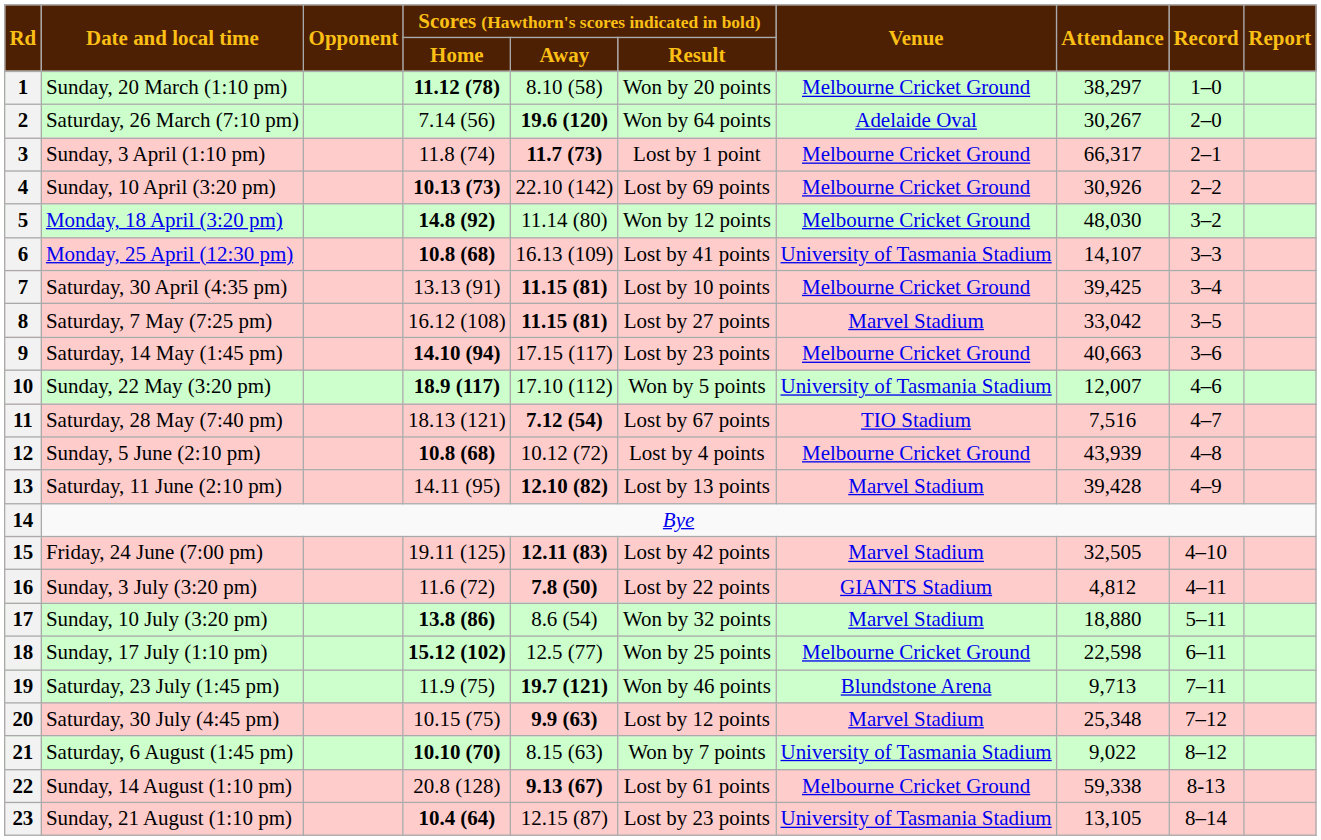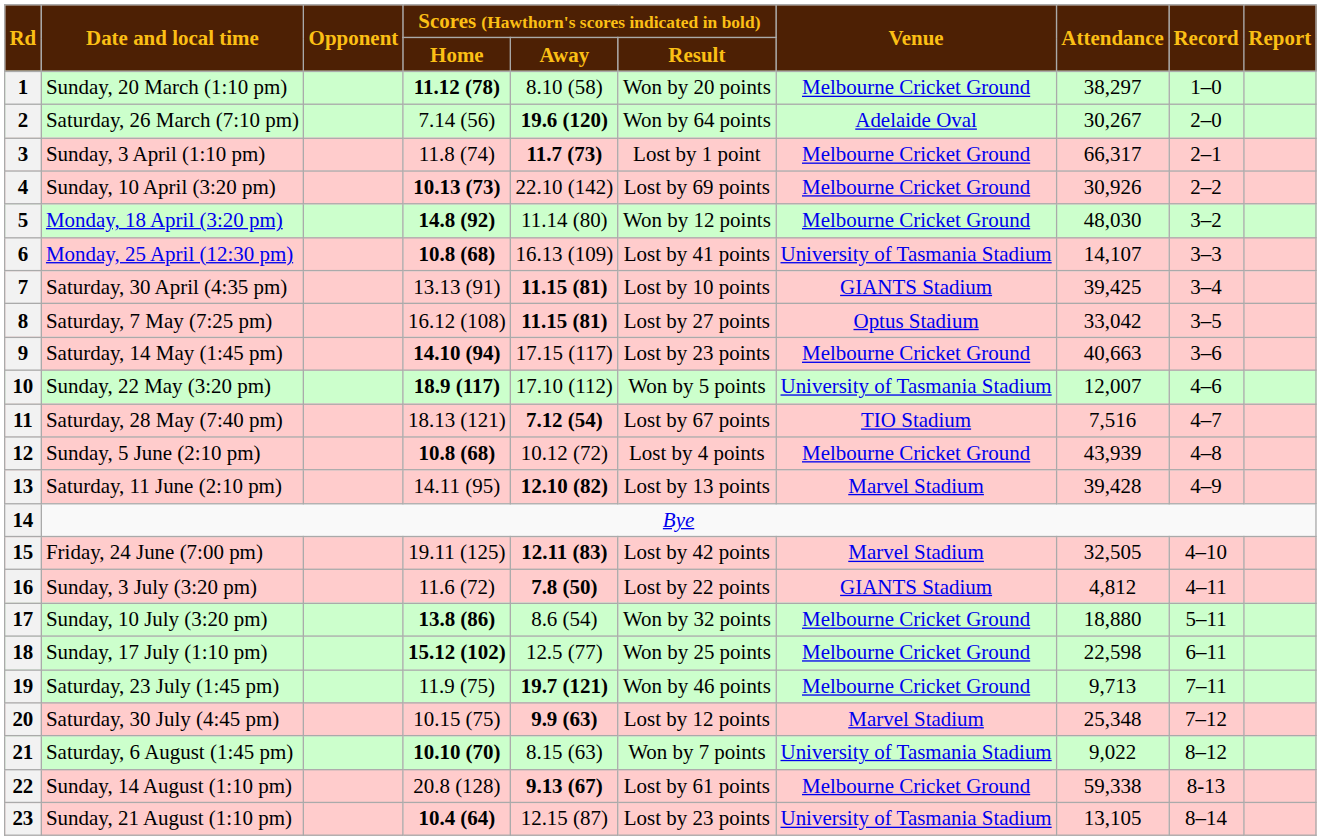(916, 287) Melbourne Cricket Ground -> (916, 287) GIANTS Stadium
(916, 320) Marvel Stadium -> (916, 320) Optus Stadium
(916, 619) Marvel Stadium -> (916, 619) Melbourne Cricket Ground
(916, 685) Blundstone Arena -> (916, 685) Melbourne Cricket Ground
